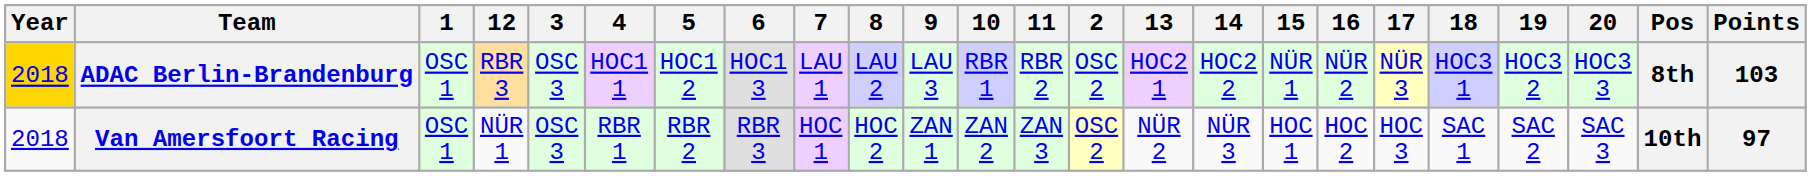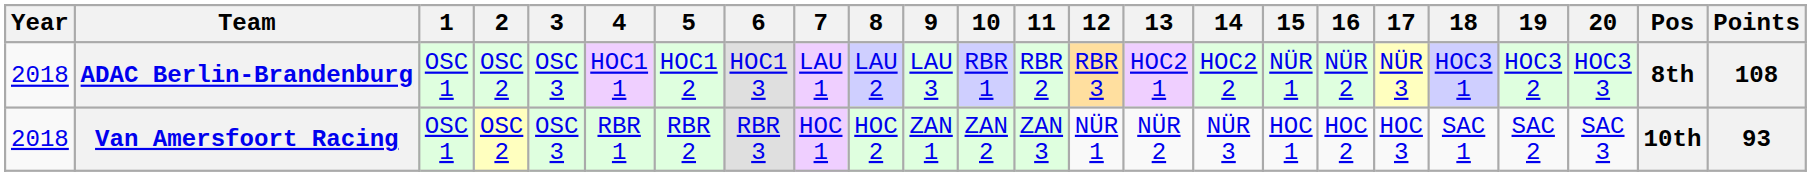columns swapped: (1097, 24) <-> (502, 24)
(40, 75) gold background -> (40, 75) no background
(1757, 75) 103 -> (1757, 75) 108
(1757, 139) 97 -> (1757, 139) 93
